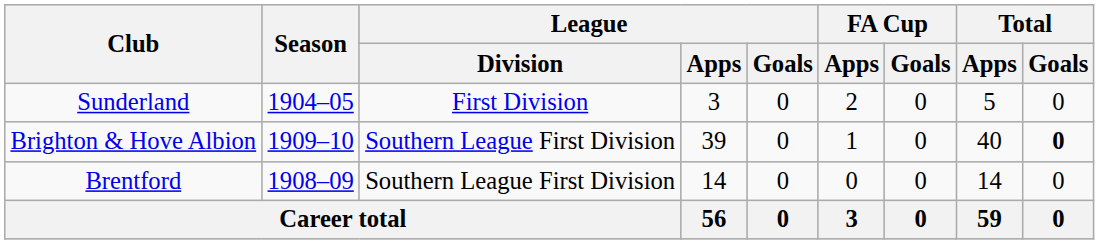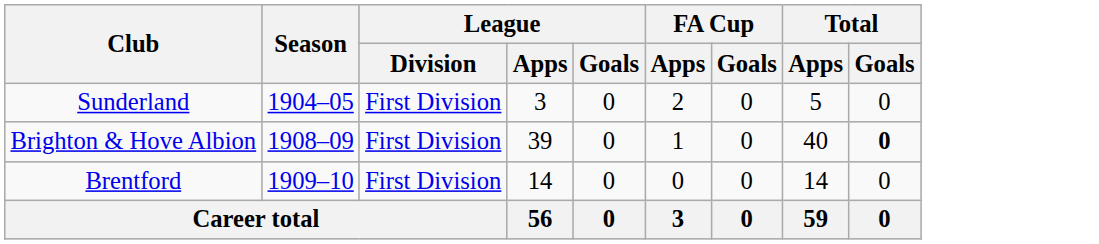(311, 141) 1909–10 -> (311, 141) 1908–09
(520, 141) Southern League First Division -> (433, 141) First Division
(311, 180) 1908–09 -> (311, 180) 1909–10
(520, 180) Southern League First Division -> (433, 180) First Division
